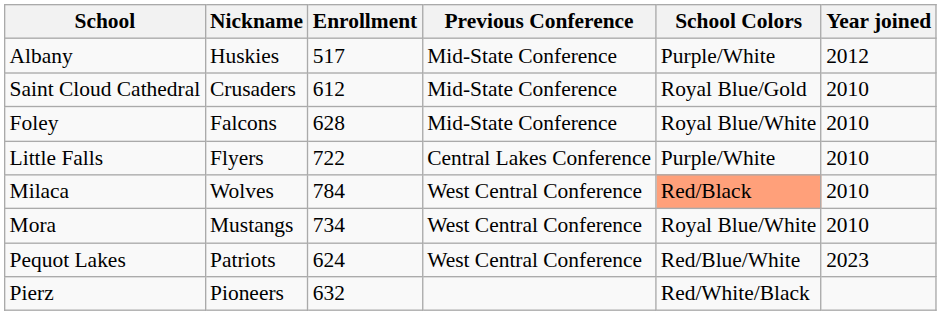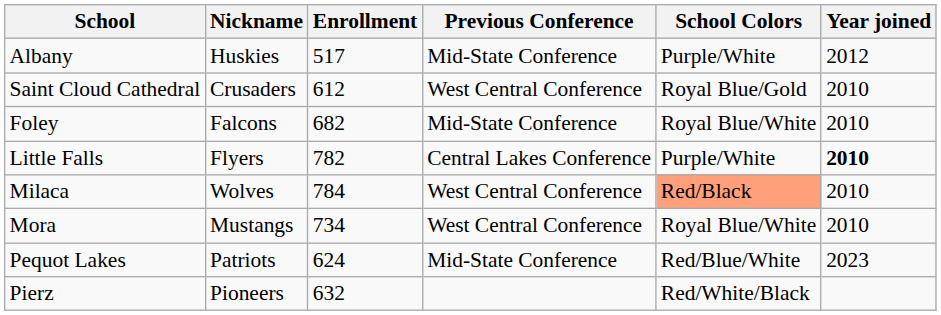(522, 89) Mid-State Conference -> (535, 89) West Central Conference
(329, 123) 628 -> (329, 123) 682
(329, 157) 722 -> (329, 157) 782
(848, 157) normal -> (848, 157) bold
(535, 259) West Central Conference -> (522, 259) Mid-State Conference
